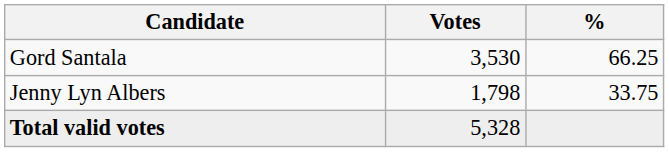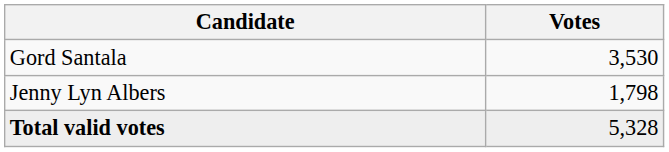- column: (594, 22)
